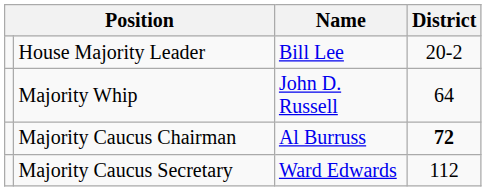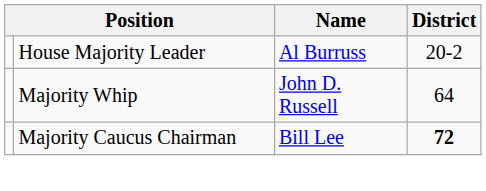(311, 52) Bill Lee -> (323, 52) Al Burruss
(323, 138) Al Burruss -> (311, 138) Bill Lee
- row: (126, 169)
